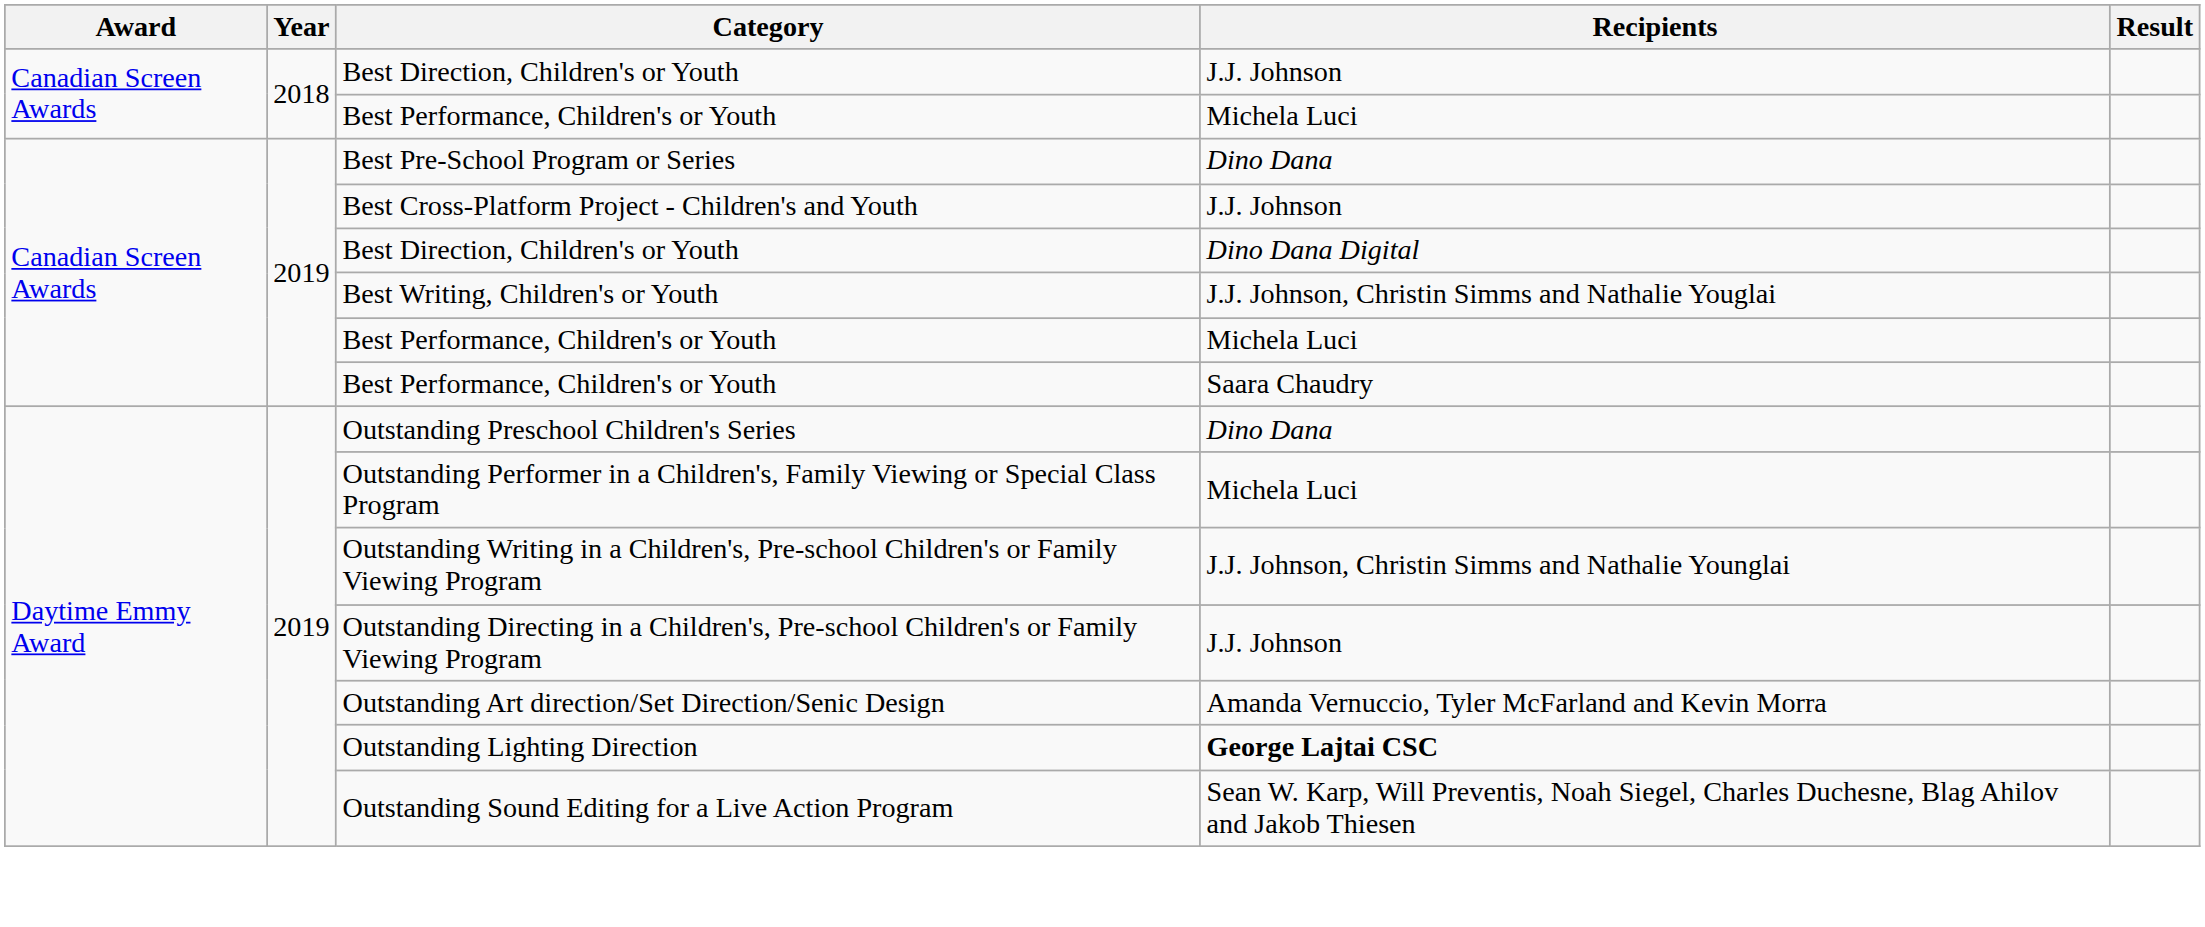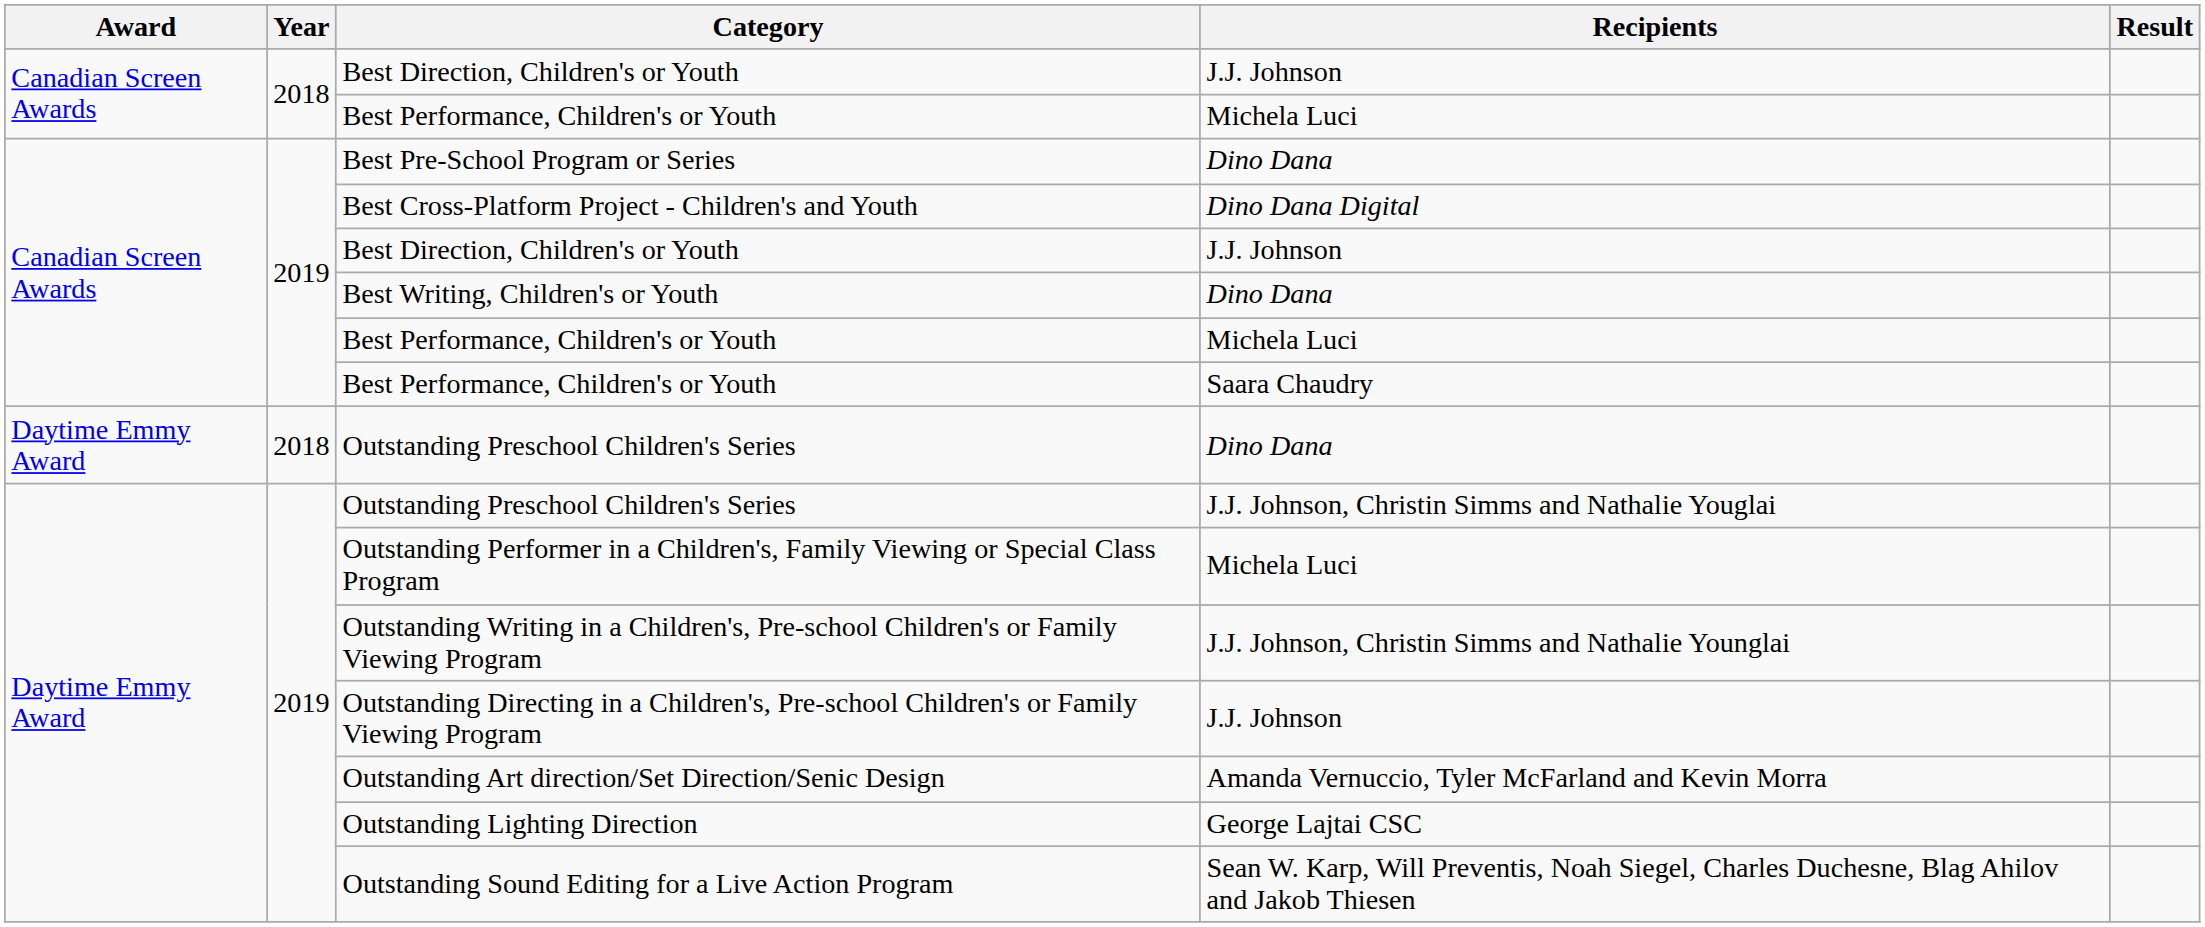(1274, 205) J.J. Johnson -> (1313, 205) Dino Dana Digital
(1313, 250) Dino Dana Digital -> (1274, 250) J.J. Johnson
(1491, 294) J.J. Johnson, Christin Simms and Nathalie Youglai -> (1270, 294) Dino Dana
+ row: (301, 444)
(1270, 428) Dino Dana -> (1491, 505) J.J. Johnson, Christin Simms and Nathalie Youglai
(1322, 747) bold -> (1314, 823) normal
